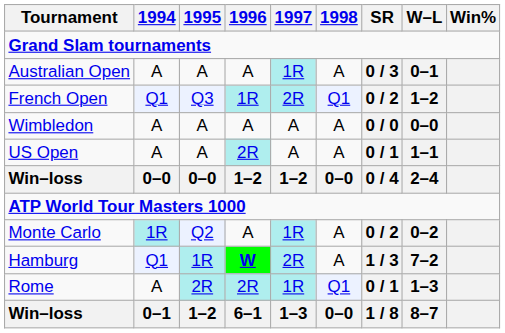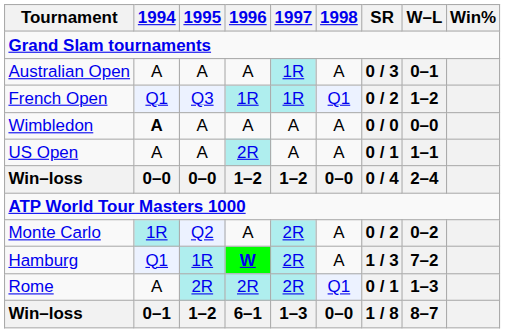(293, 98) 2R -> (293, 98) 1R
(157, 125) normal -> (157, 125) bold
(293, 233) 1R -> (293, 233) 2R
(293, 286) 1R -> (293, 286) 2R
